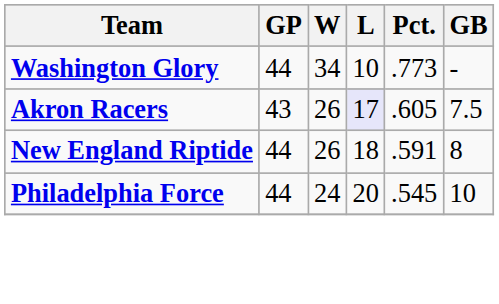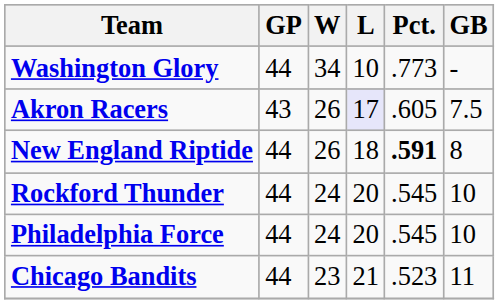(414, 151) normal -> (414, 151) bold
+ row: (117, 192)
+ row: (104, 276)
